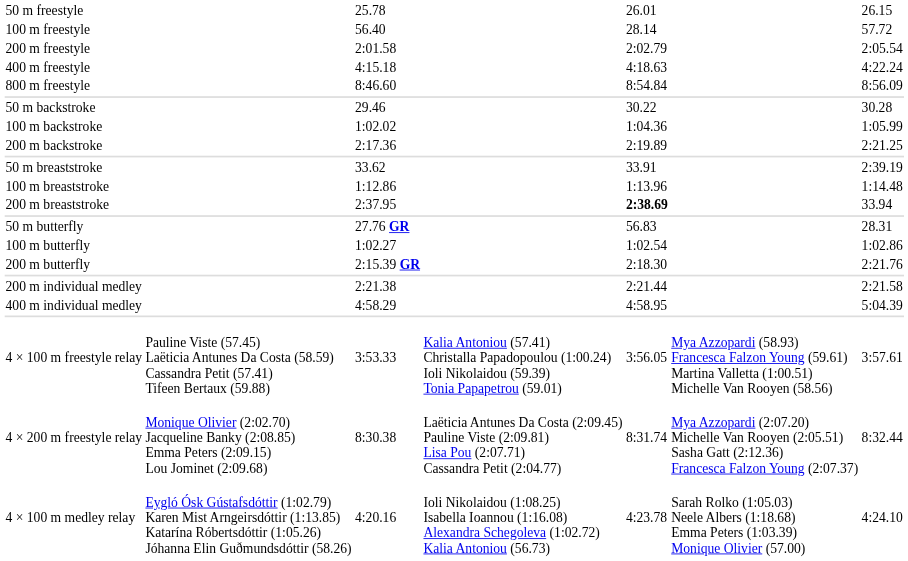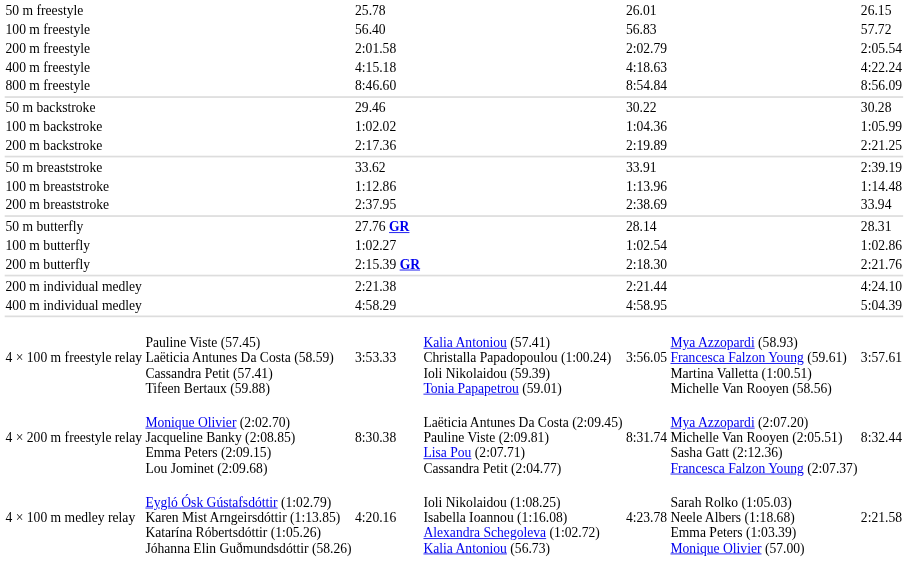(641, 29) 28.14 -> (641, 29) 56.83
(647, 205) bold -> (646, 205) normal
(641, 227) 56.83 -> (641, 227) 28.14
(882, 286) 2:21.58 -> (881, 286) 4:24.10
(882, 517) 4:24.10 -> (881, 517) 2:21.58
